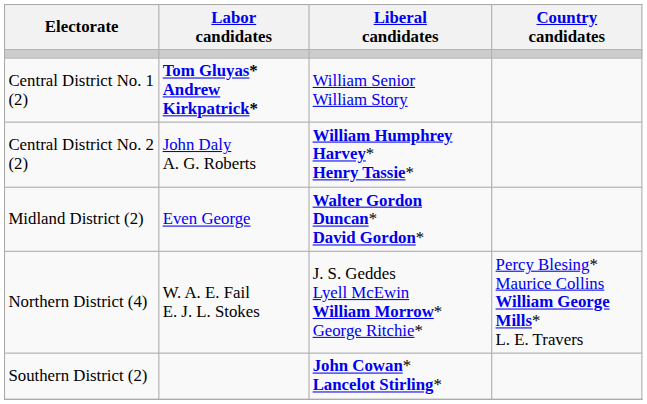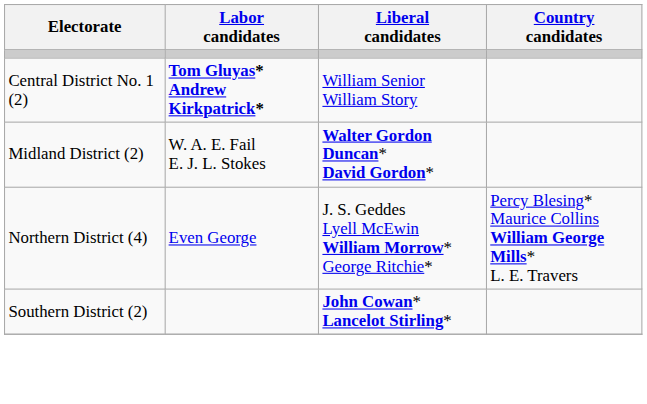- row: (81, 154)
(207, 218) Even George -> (217, 154) W. A. E. Fail E. J. L. Stokes
(211, 302) W. A. E. Fail E. J. L. Stokes -> (213, 237) Even George
